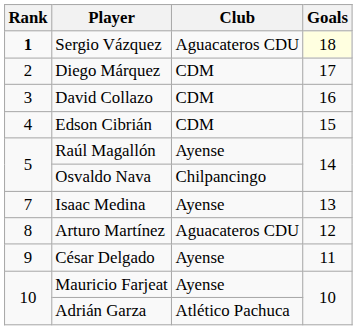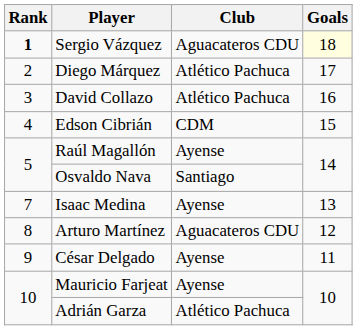(195, 71) CDM -> (233, 71) Atlético Pachuca
(195, 97) CDM -> (233, 97) Atlético Pachuca
(221, 177) Chilpancingo -> (205, 177) Santiago
